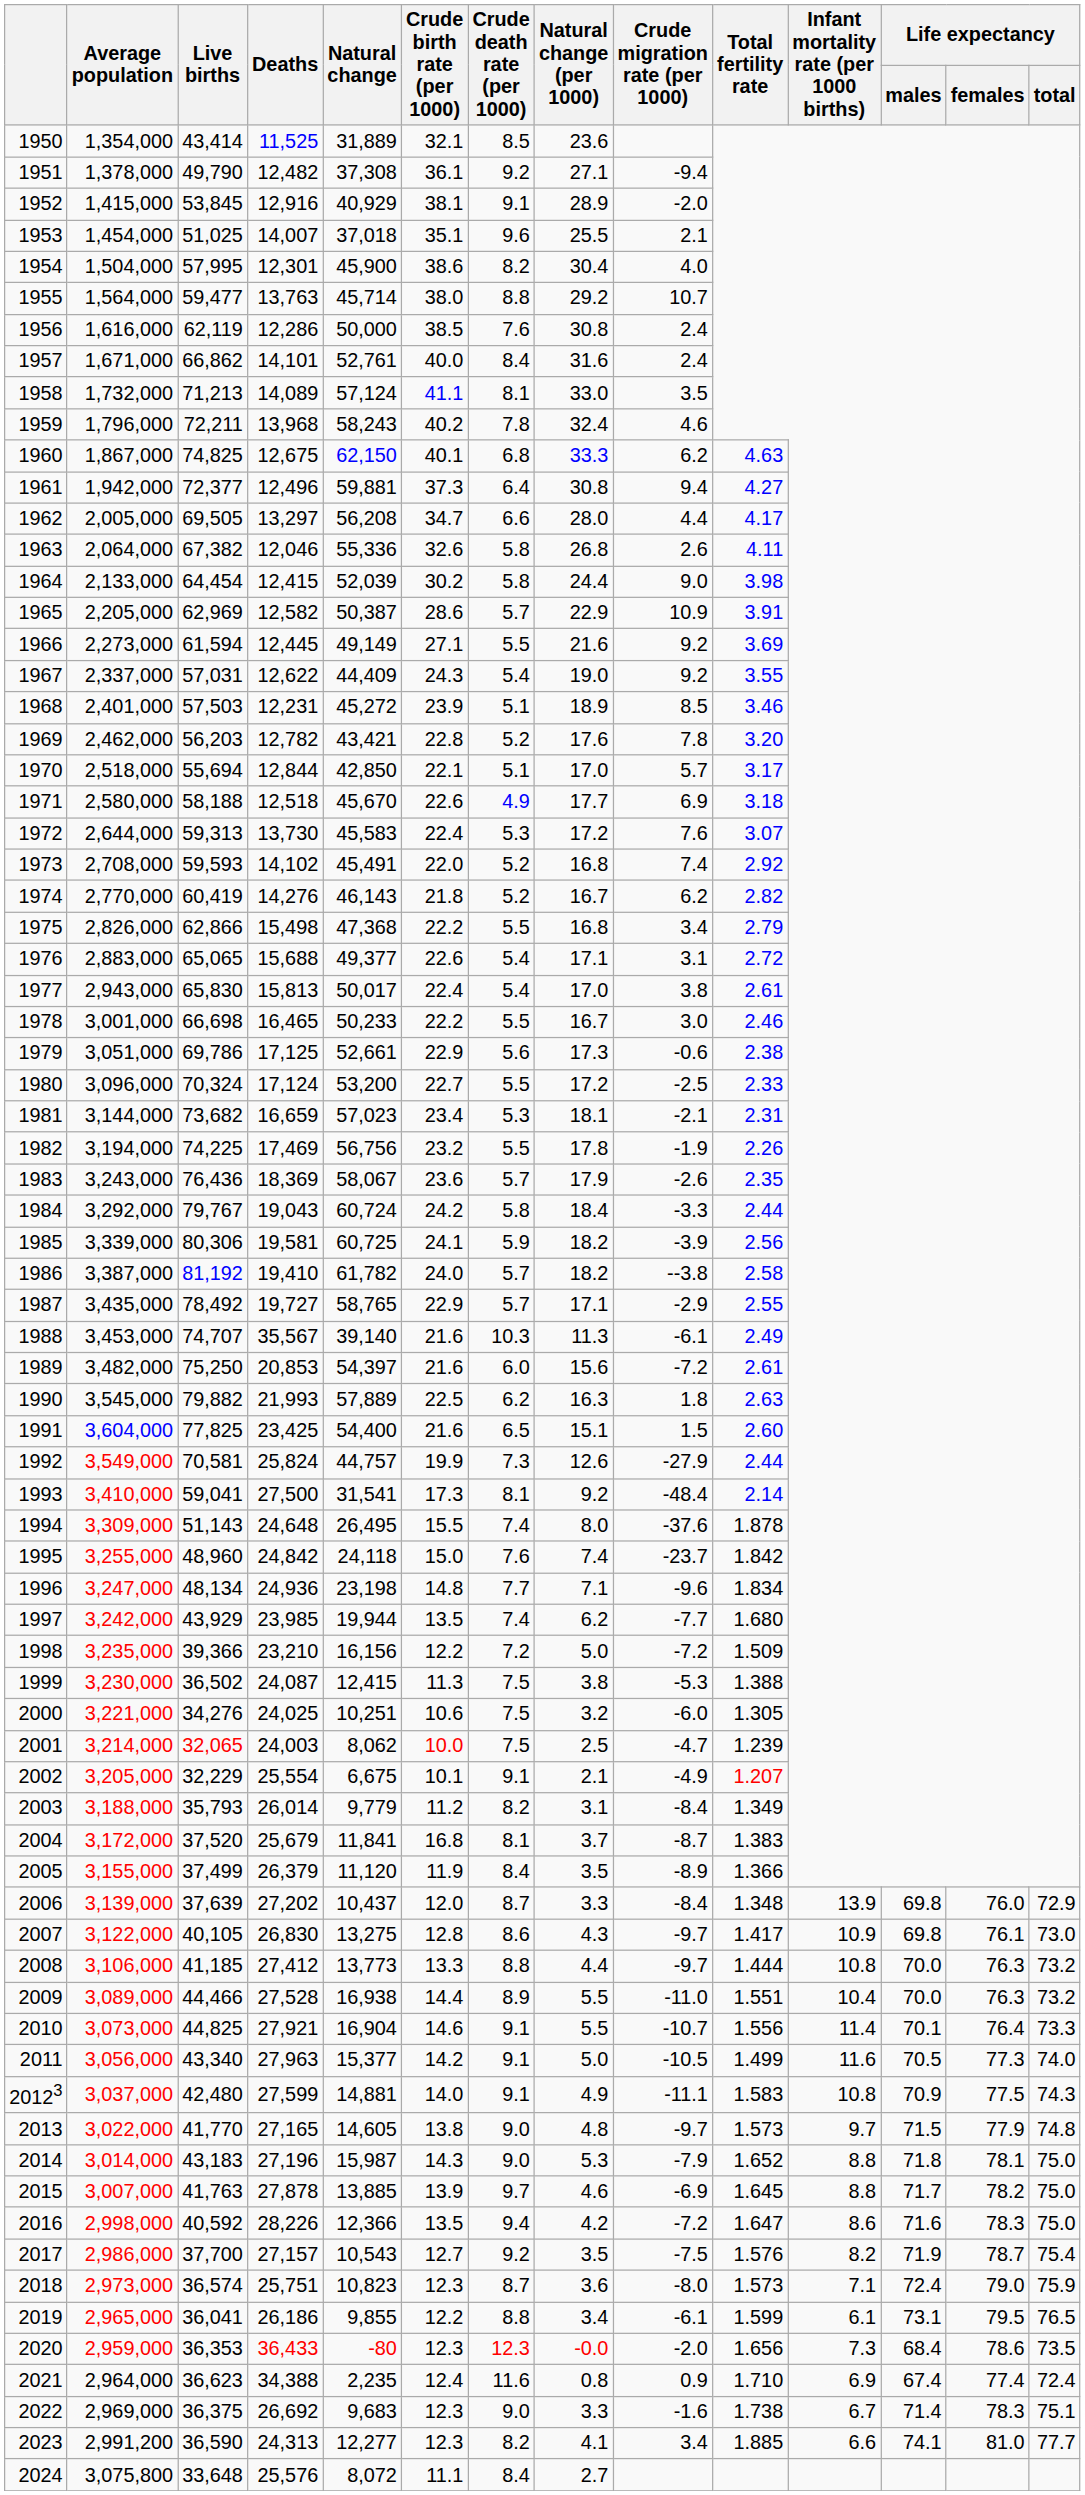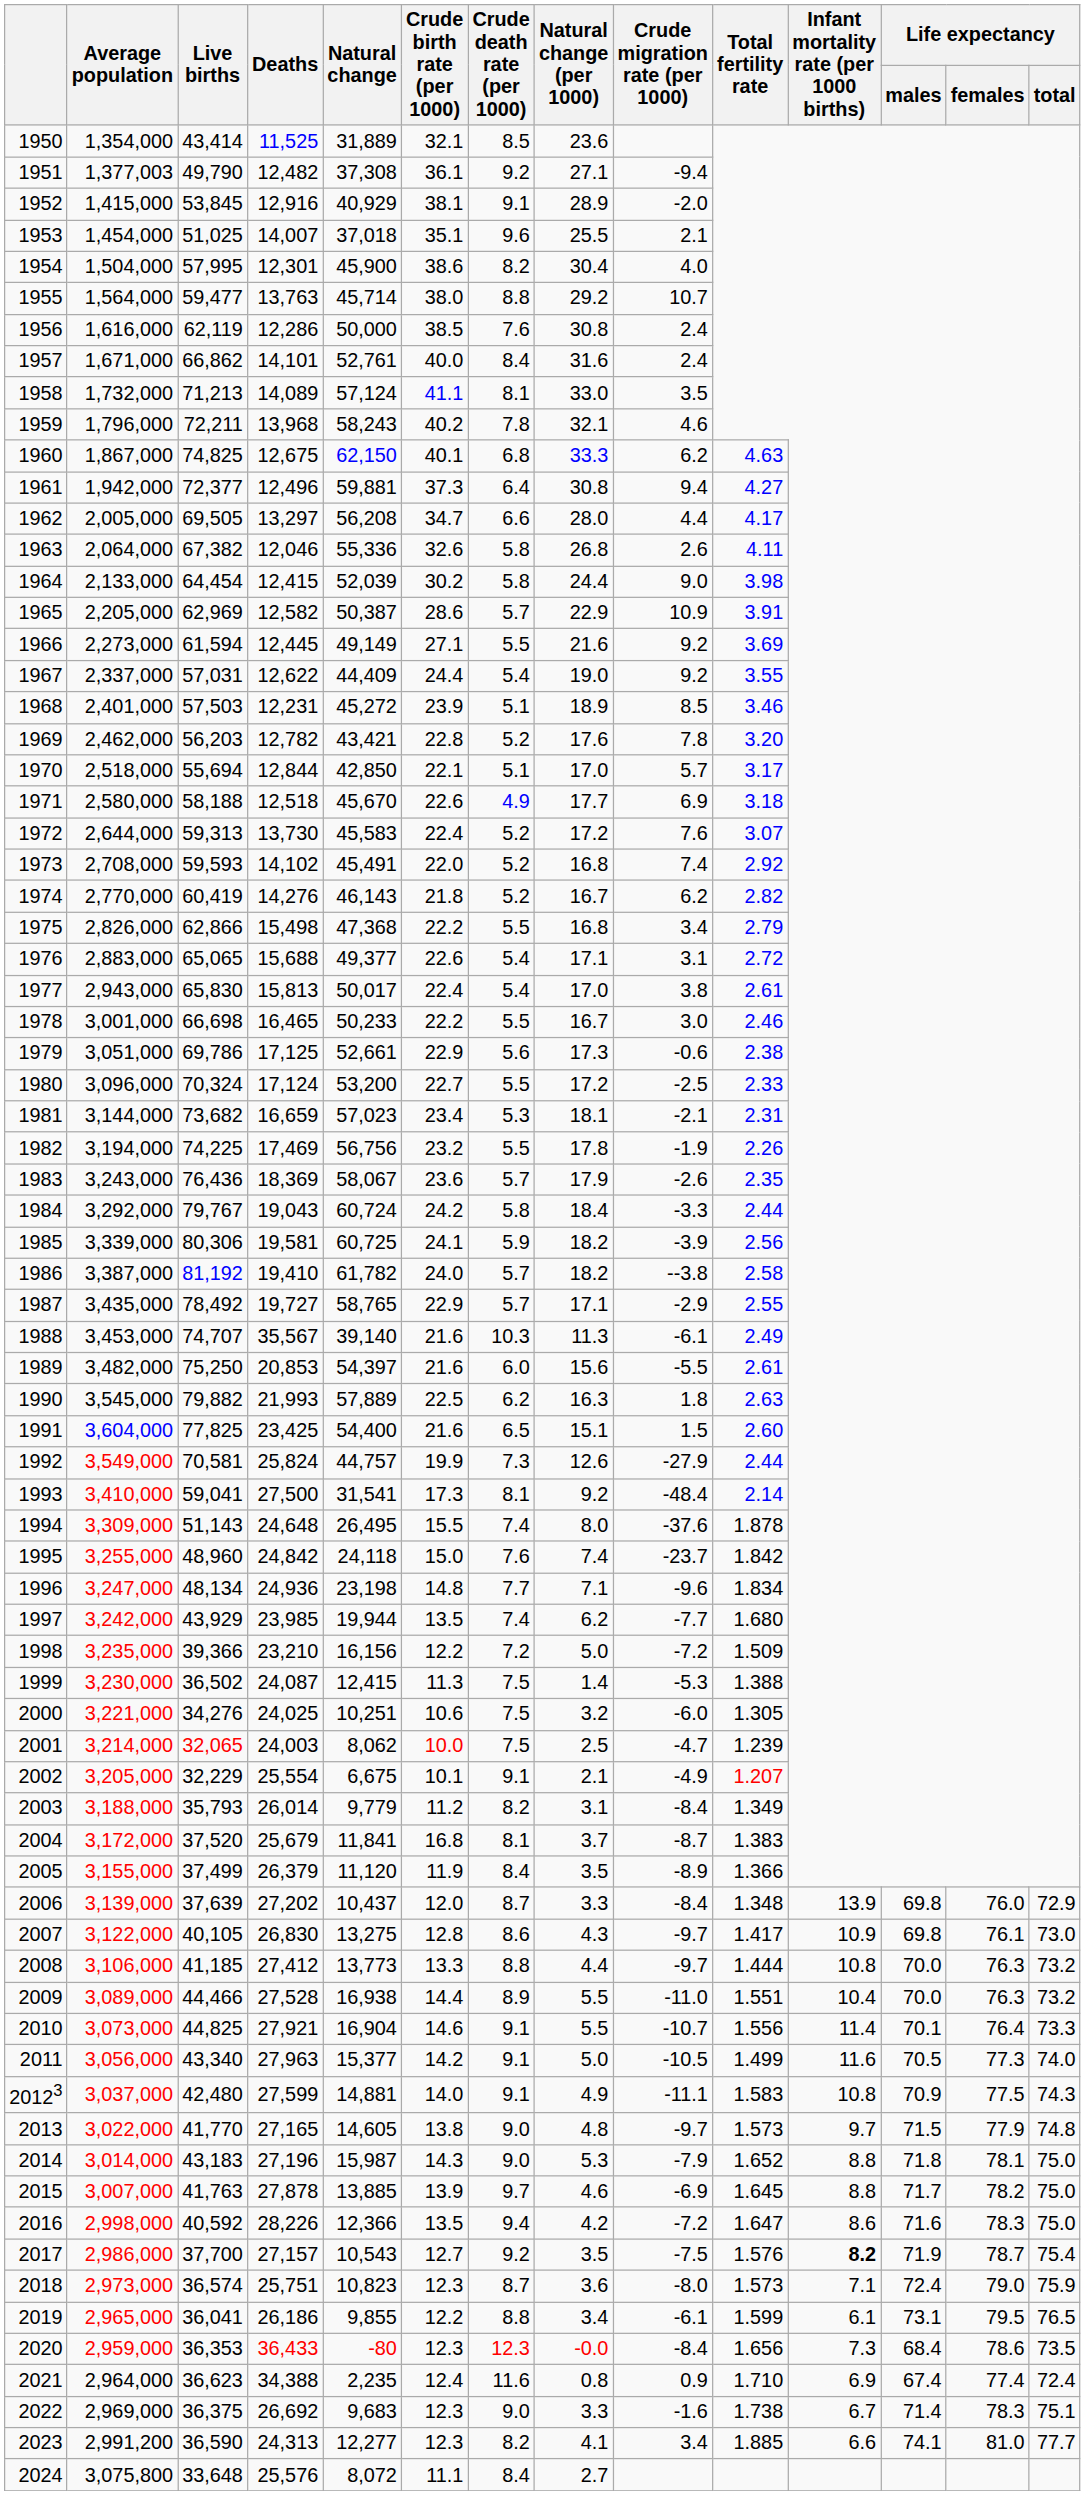(129, 172) 1,378,000 -> (129, 172) 1,377,003
(589, 424) 32.4 -> (589, 424) 32.1
(444, 675) 24.3 -> (444, 675) 24.4
(516, 833) 5.3 -> (516, 833) 5.2
(691, 1368) -7.2 -> (691, 1368) -5.5
(595, 1682) 3.8 -> (595, 1682) 1.4
(862, 2254) normal -> (862, 2254) bold
(691, 2348) -2.0 -> (691, 2348) -8.4
